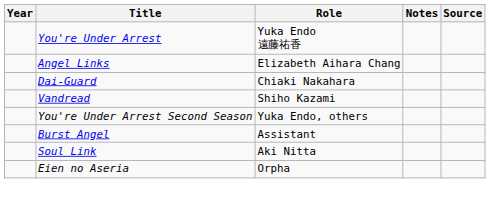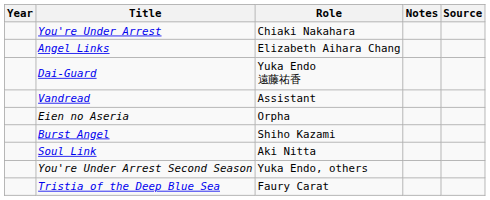(287, 37) Yuka Endo 遠藤祐香 -> (306, 31) Chiaki Nakahara
(306, 81) Chiaki Nakahara -> (287, 73) Yuka Endo 遠藤祐香
(297, 98) Shiho Kazami -> (287, 98) Assistant
rows swapped: (145, 116) <-> (84, 169)
(287, 134) Assistant -> (297, 134) Shiho Kazami
+ row: (129, 186)
